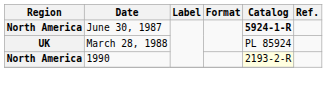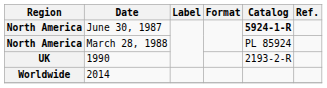(44, 44) UK -> (44, 44) North America
(44, 59) North America -> (44, 59) UK
(268, 59) lightyellow background -> (268, 59) no background
+ row: (98, 75)
